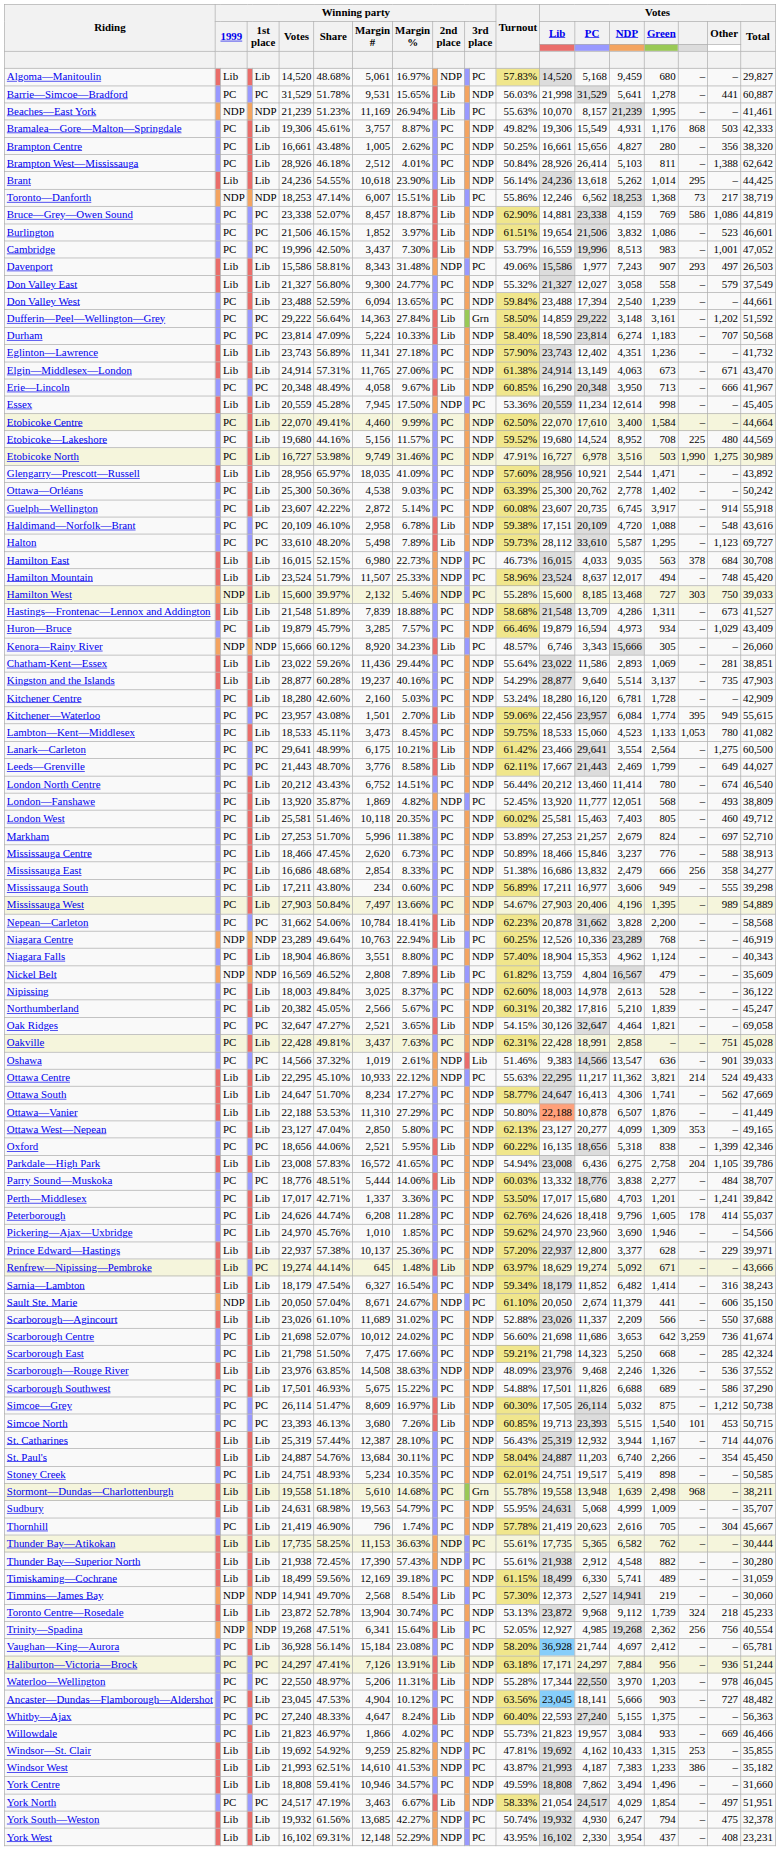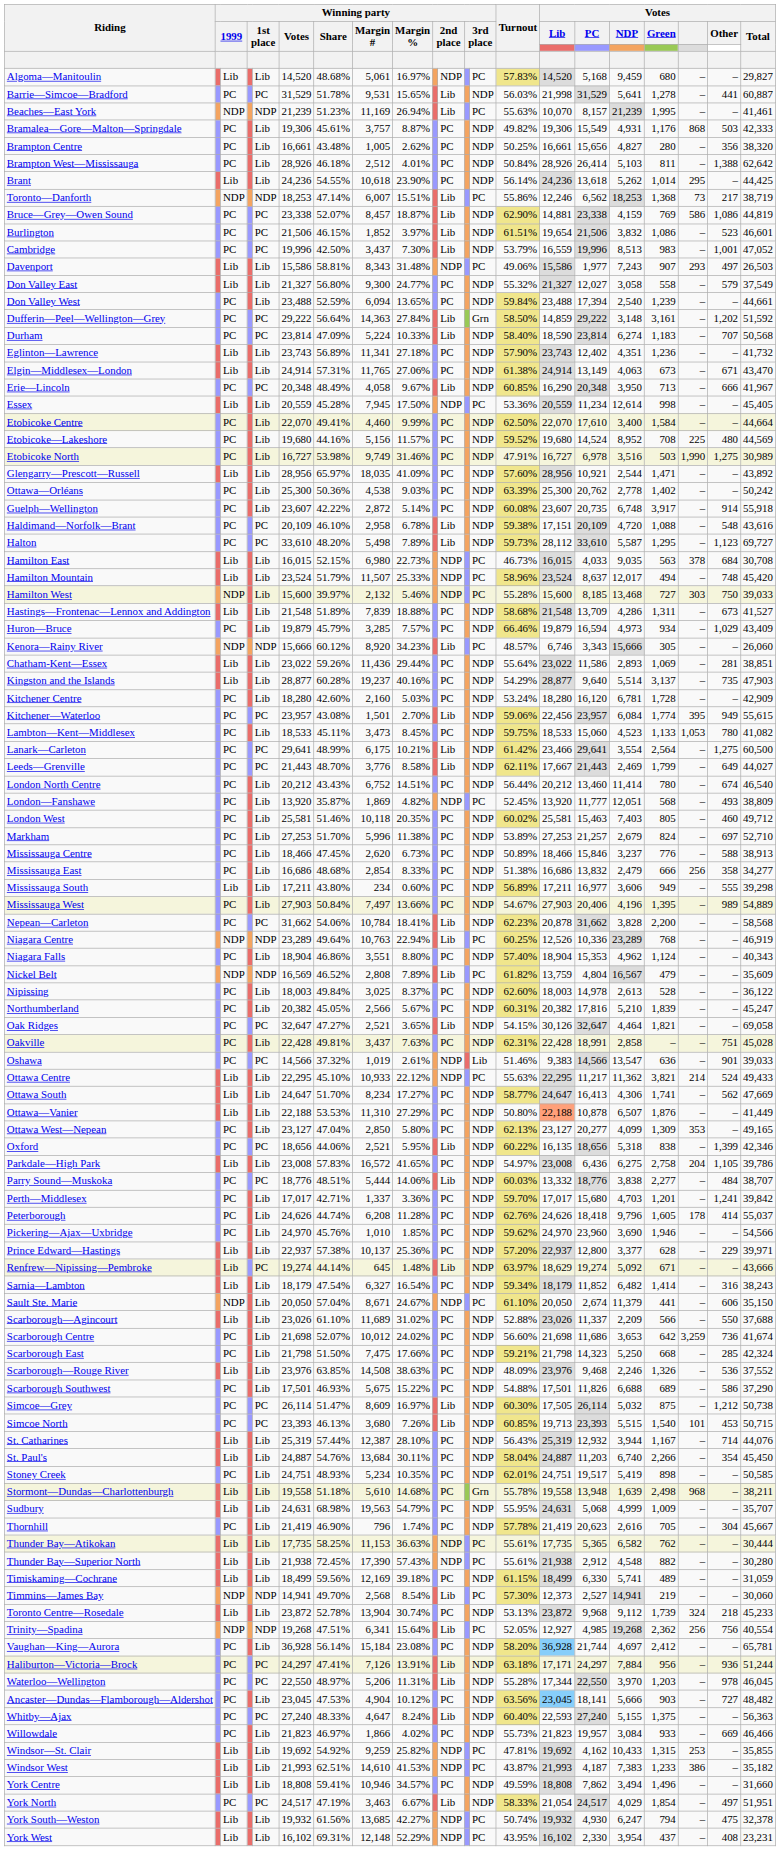(448, 180) Lib -> (447, 180) PC
(630, 508) 6,745 -> (630, 508) 6,748
(230, 888) PC -> (231, 888) Lib
(520, 1164) 54.94% -> (520, 1164) 54.97%
(520, 1198) 53.50% -> (520, 1198) 59.70%
(451, 1371) NDP -> (447, 1371) PC
